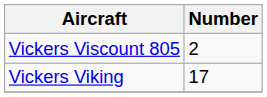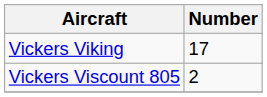rows swapped: (94, 48) <-> (66, 77)
